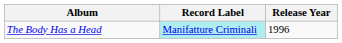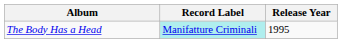(279, 30) 1996 -> (279, 30) 1995
